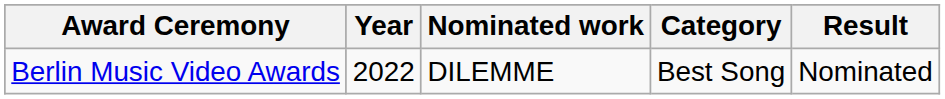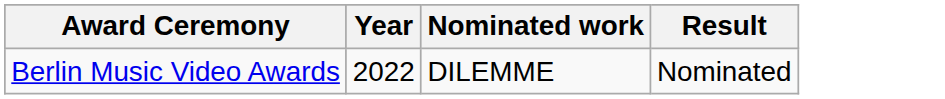- column: (721, 26)
